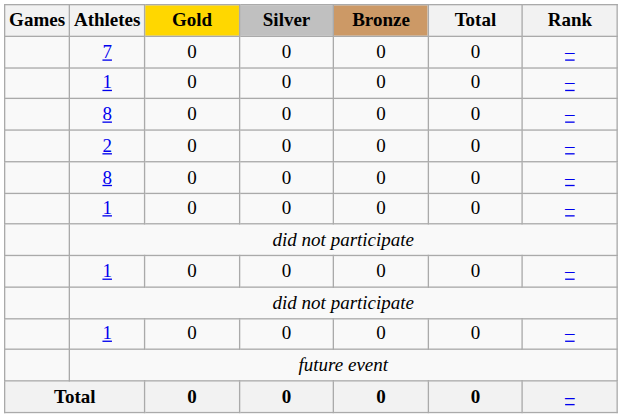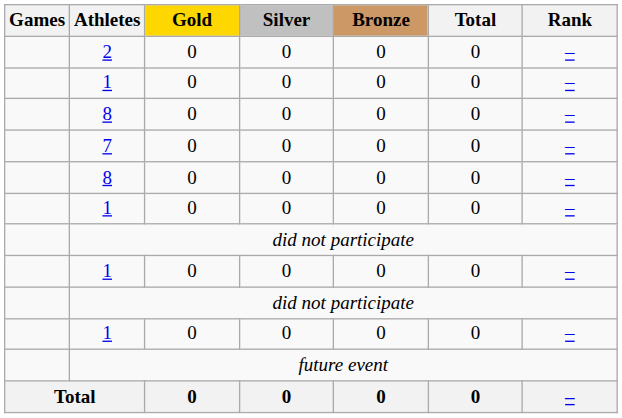rows swapped: (107, 145) <-> (107, 51)
